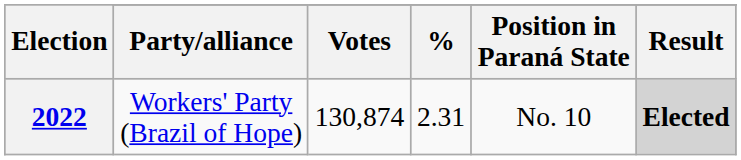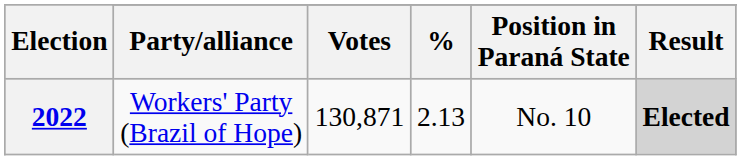(359, 116) 130,874 -> (359, 116) 130,871
(441, 116) 2.31 -> (441, 116) 2.13
